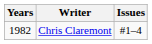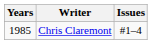(20, 30) 1982 -> (20, 30) 1985
